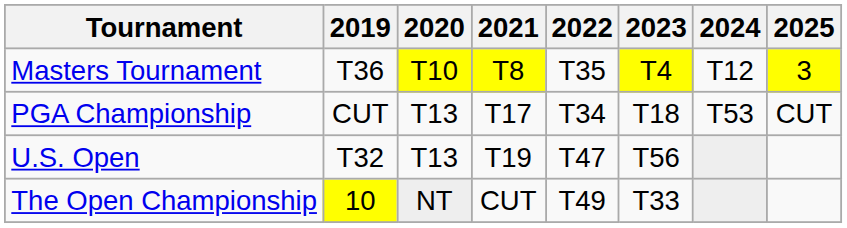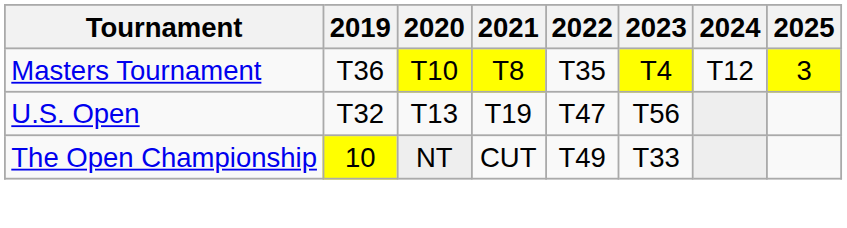- row: (131, 114)
